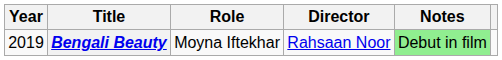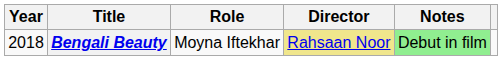(26, 42) 2019 -> (26, 42) 2018
(339, 42) no background -> (339, 42) khaki background
